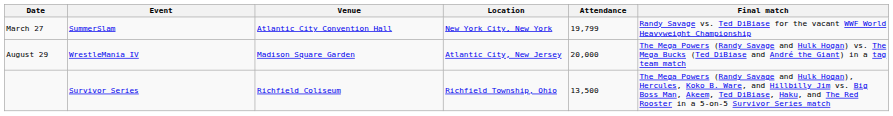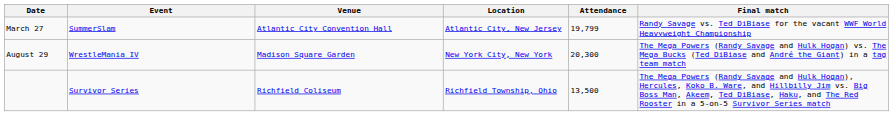(499, 28) New York City, New York -> (503, 28) Atlantic City, New Jersey
(503, 55) Atlantic City, New Jersey -> (499, 55) New York City, New York
(585, 55) 20,000 -> (585, 55) 20,300
